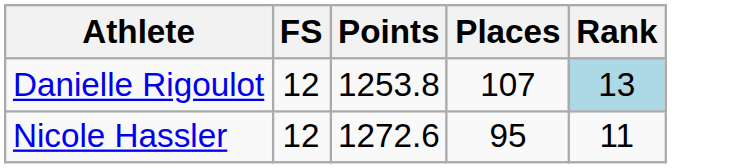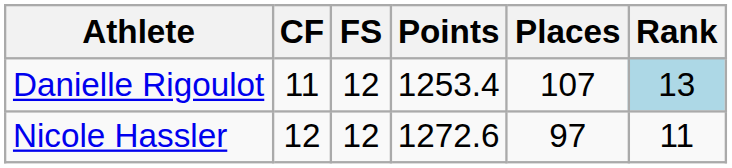+ column: (302, 32)
(389, 84) 1253.8 -> (449, 84) 1253.4
(508, 137) 95 -> (568, 137) 97
